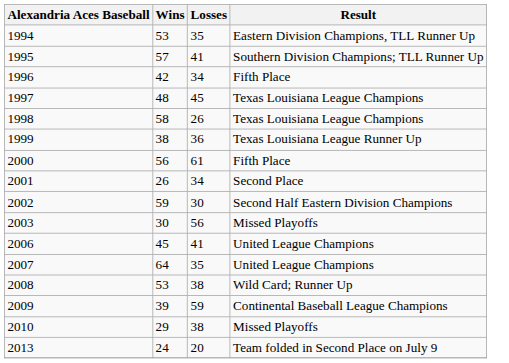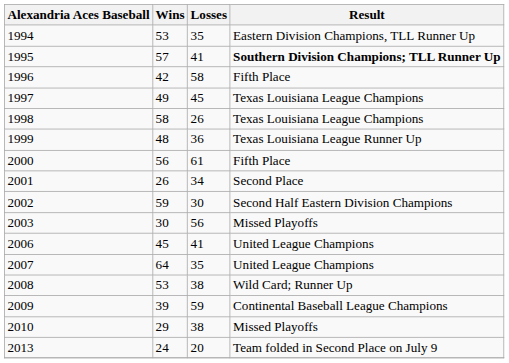(358, 56) normal -> (367, 56) bold
(197, 77) 34 -> (197, 77) 58
(162, 98) 48 -> (162, 98) 49
(162, 139) 38 -> (162, 139) 48
